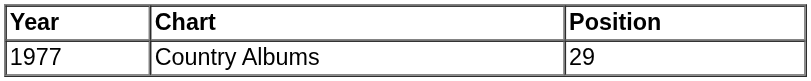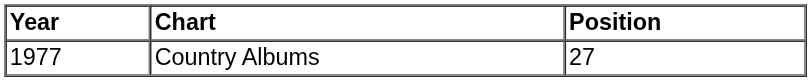(582, 57) 29 -> (582, 57) 27
